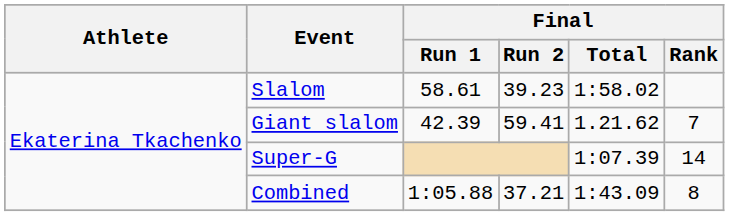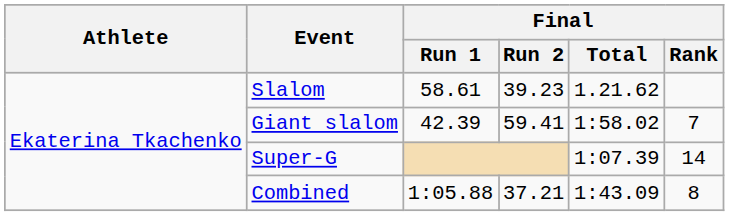(617, 90) 1:58.02 -> (617, 90) 1.21.62
(617, 124) 1.21.62 -> (617, 124) 1:58.02
